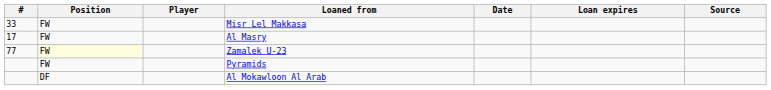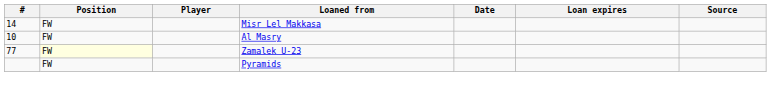(11, 25) 33 -> (11, 25) 14
(11, 38) 17 -> (11, 38) 10
- row: (276, 78)
